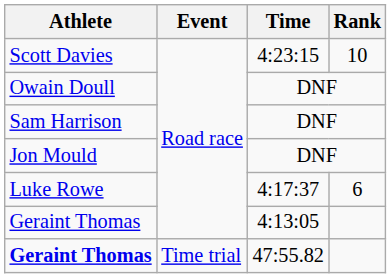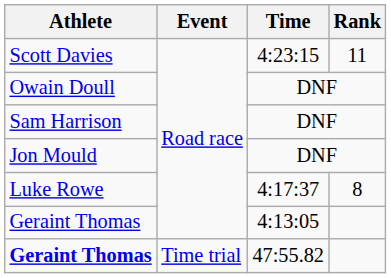(357, 55) 10 -> (357, 55) 11
(357, 189) 6 -> (357, 189) 8
